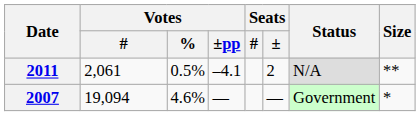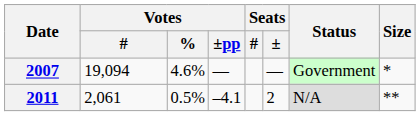rows swapped: (42, 96) <-> (42, 70)
